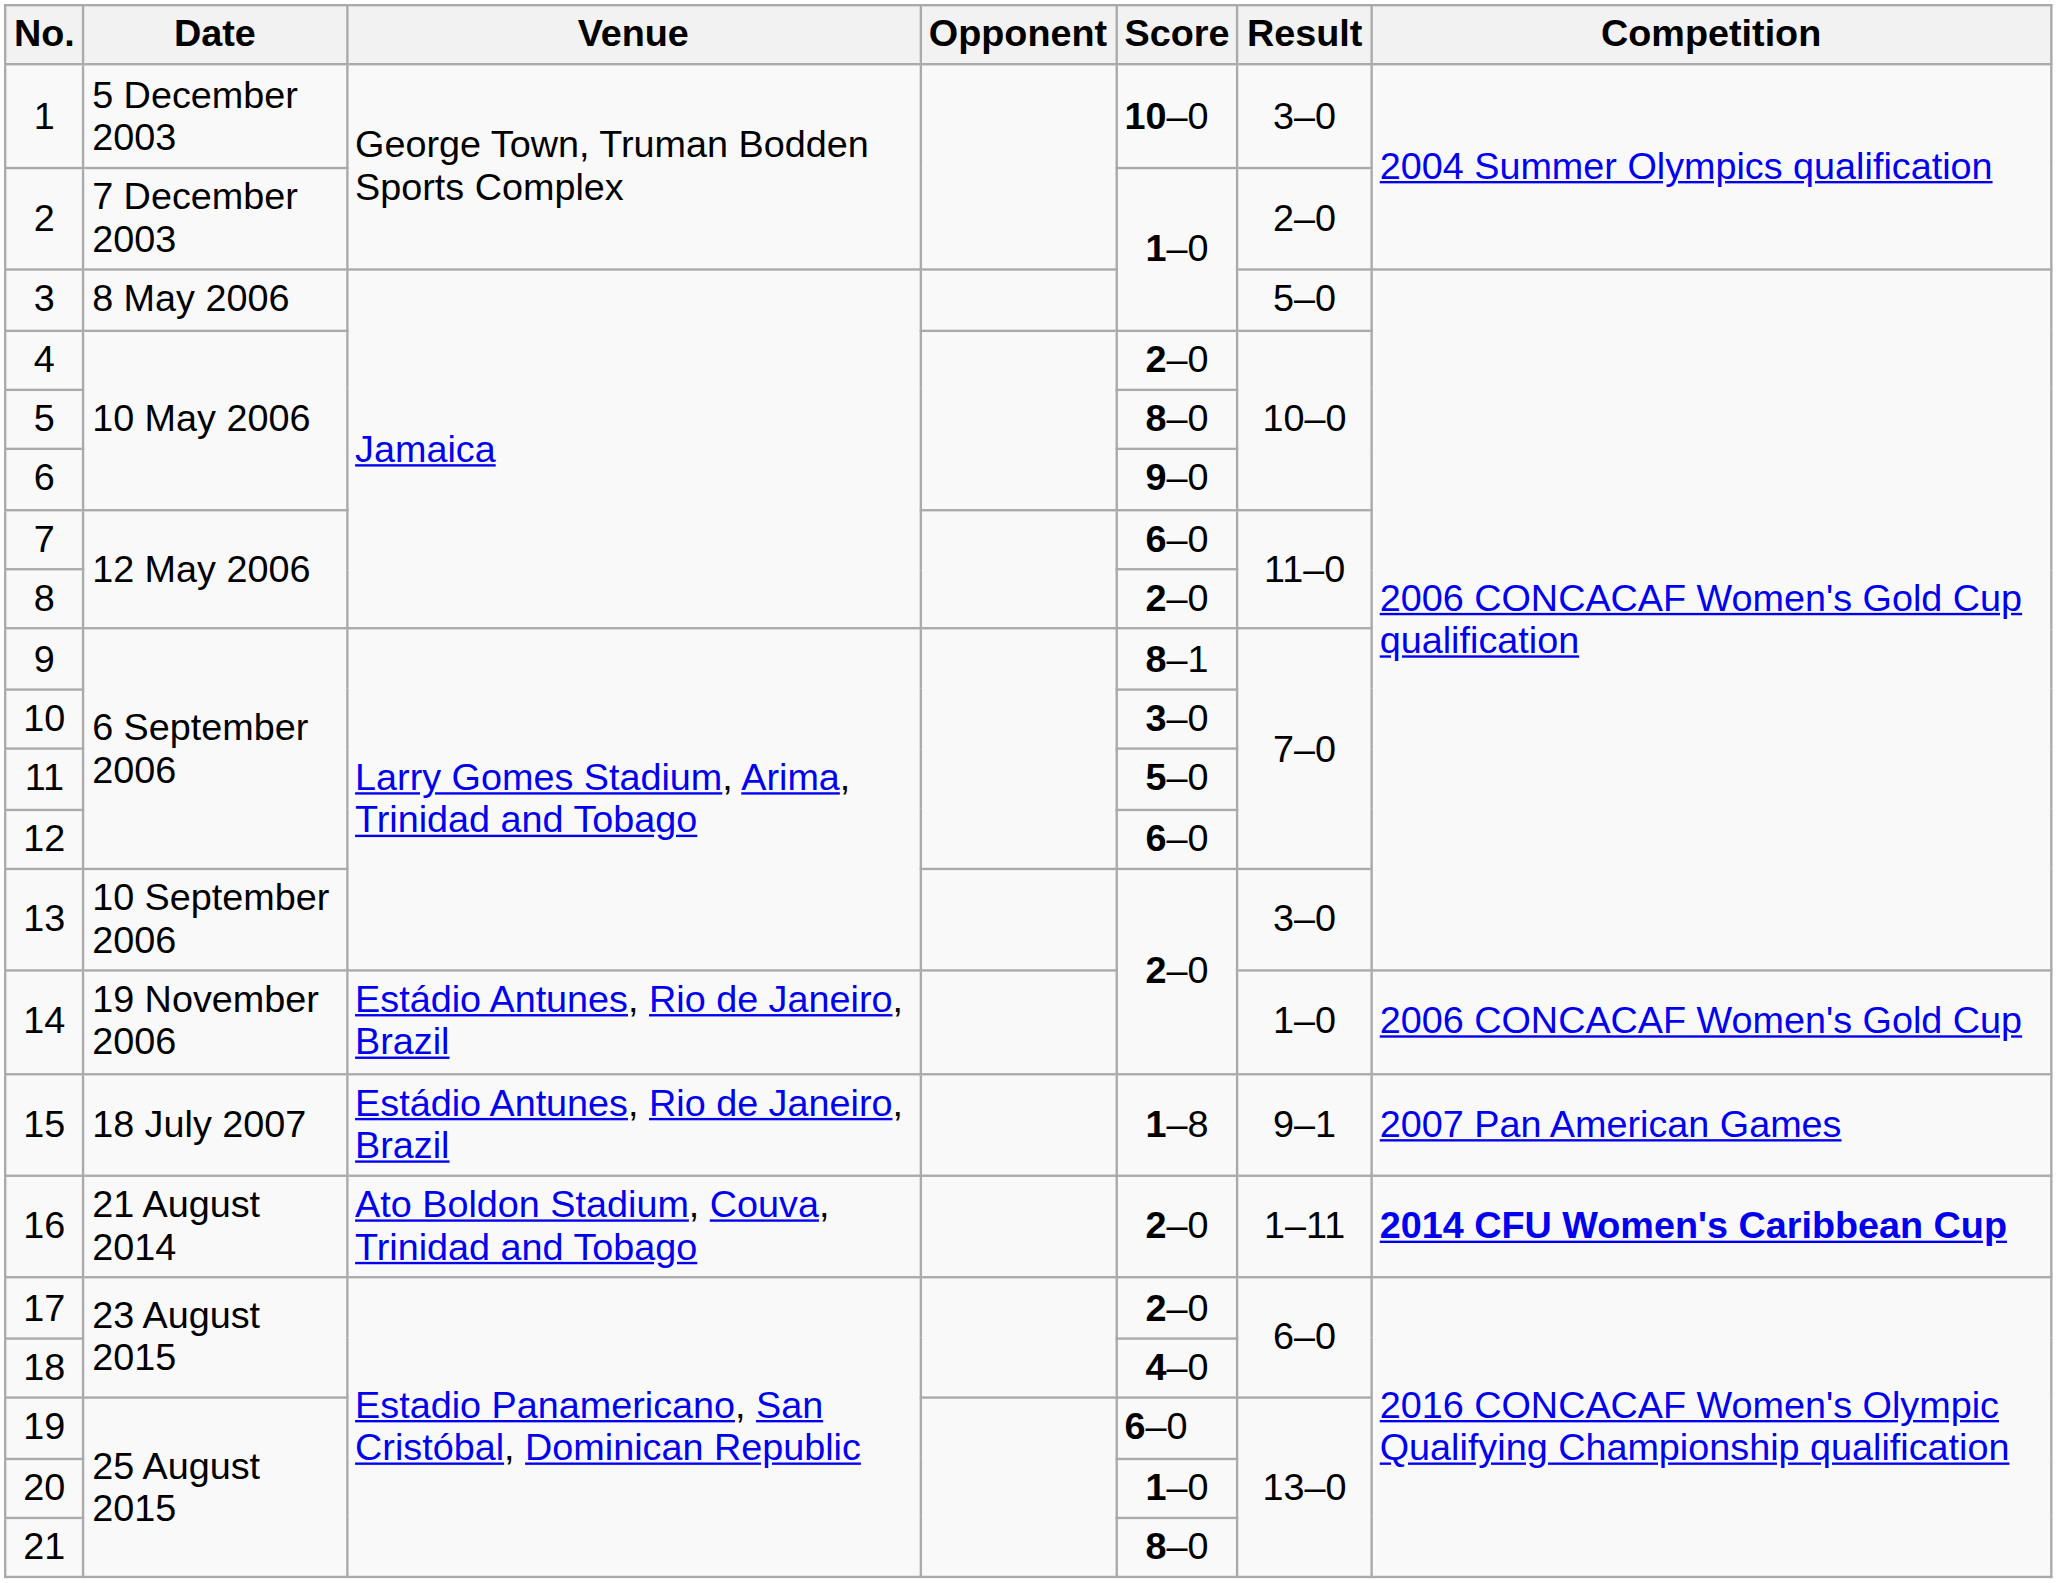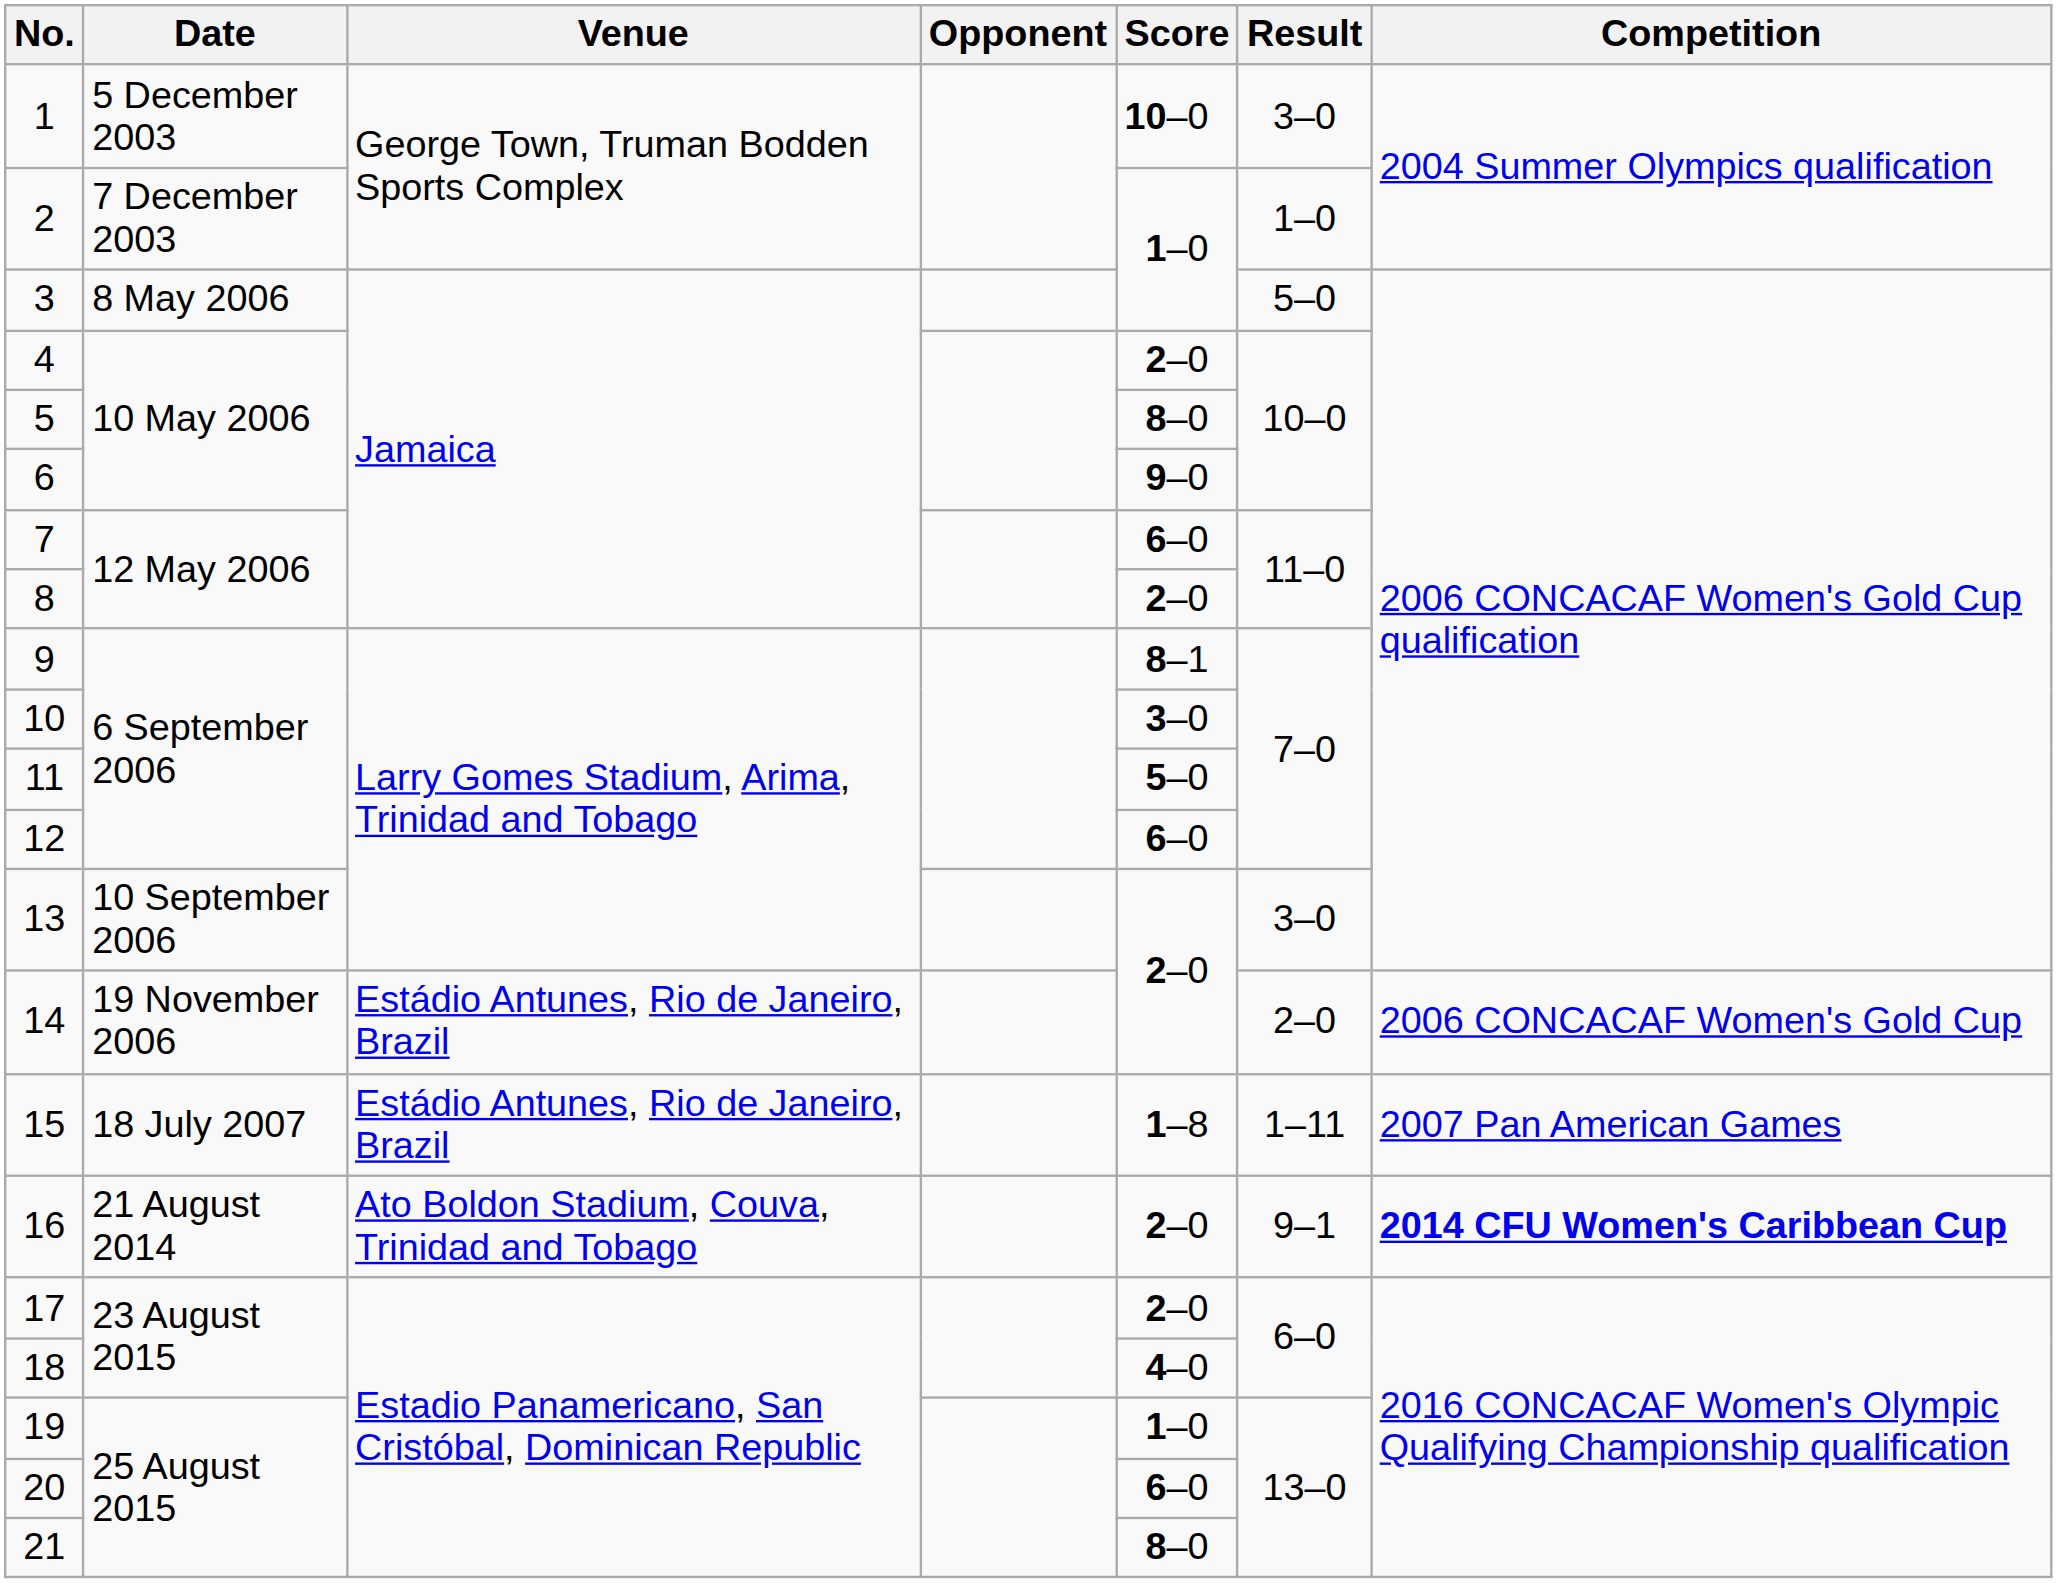(1305, 217) 2–0 -> (1305, 217) 1–0
(1305, 1021) 1–0 -> (1305, 1021) 2–0
(1305, 1123) 9–1 -> (1305, 1123) 1–11
(1305, 1226) 1–11 -> (1305, 1226) 9–1
(1156, 1427) 6–0 -> (1177, 1427) 1–0
(1177, 1487) 1–0 -> (1177, 1487) 6–0
